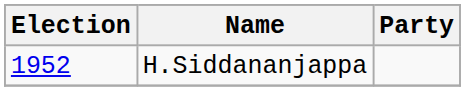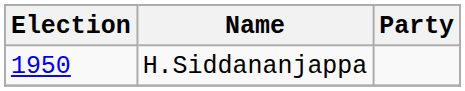(41, 66) 1952 -> (41, 66) 1950
